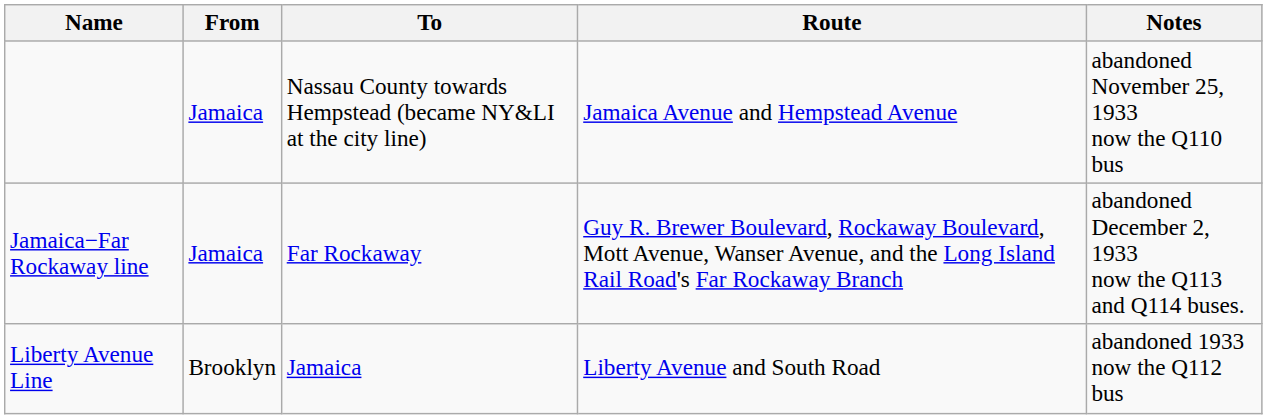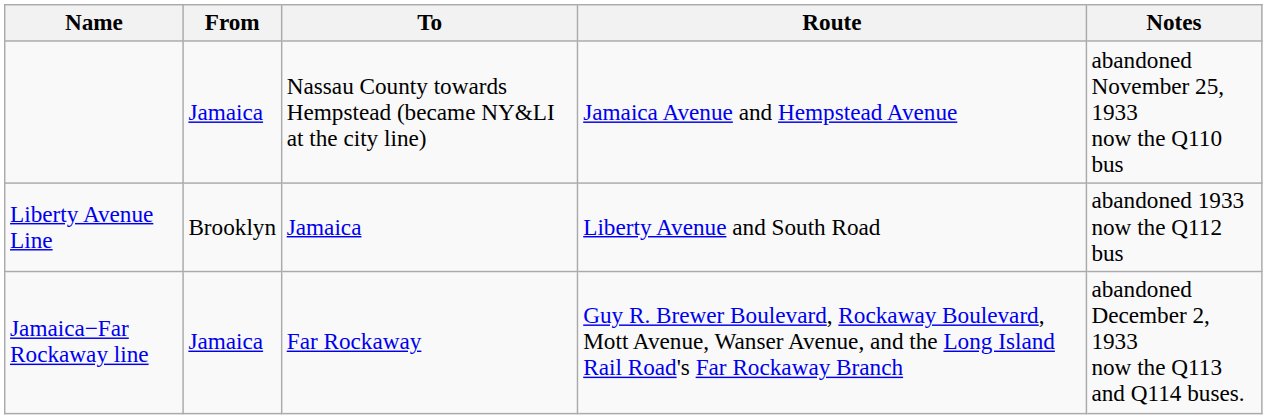rows swapped: (82, 368) <-> (79, 253)
